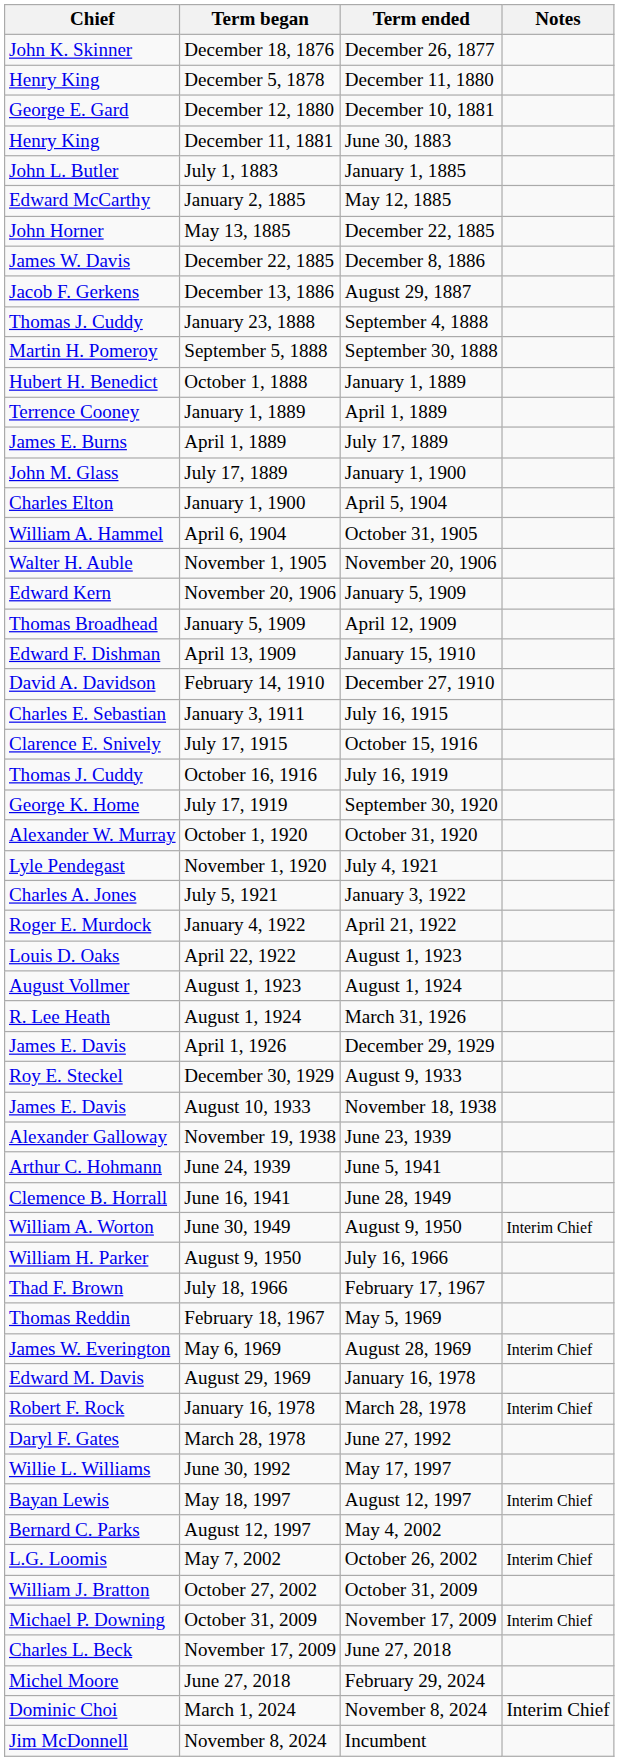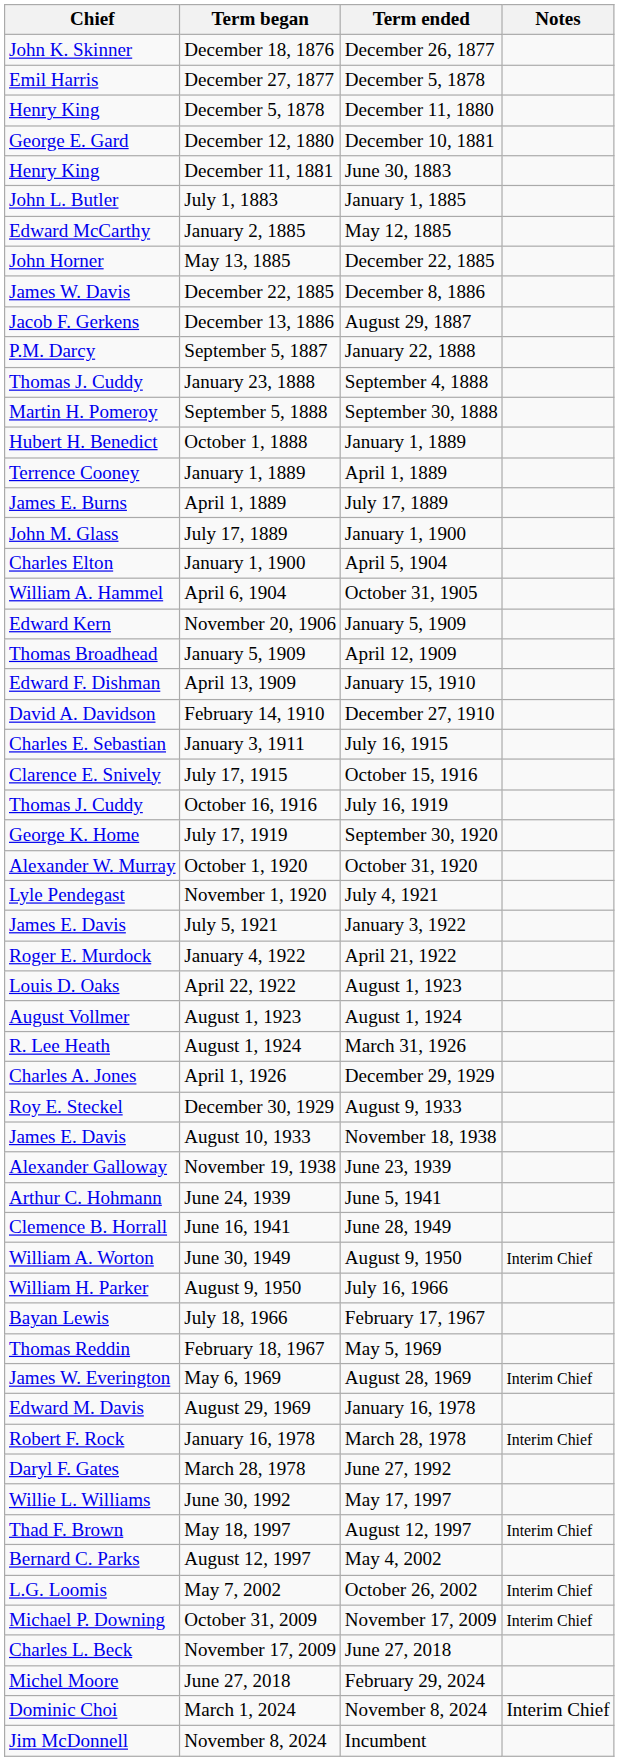+ row: (259, 79)
+ row: (256, 351)
- row: (255, 563)
(73, 895) Charles A. Jones -> (67, 925) James E. Davis
(67, 1046) James E. Davis -> (73, 1076) Charles A. Jones
(66, 1287) Thad F. Brown -> (59, 1318) Bayan Lewis
(59, 1499) Bayan Lewis -> (66, 1529) Thad F. Brown
- row: (251, 1589)
